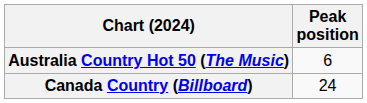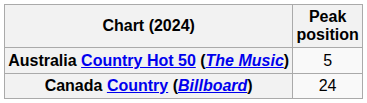(328, 60) 6 -> (328, 60) 5
